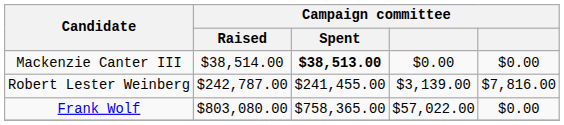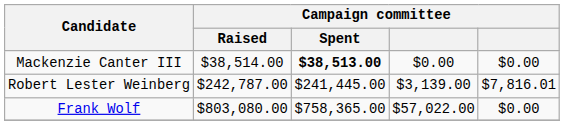(340, 85) $241,455.00 -> (340, 85) $241,445.00
(519, 85) $7,816.00 -> (519, 85) $7,816.01
